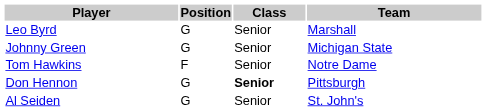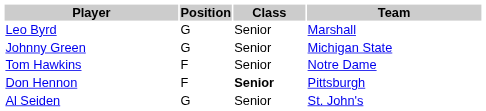(186, 83) G -> (184, 83) F
